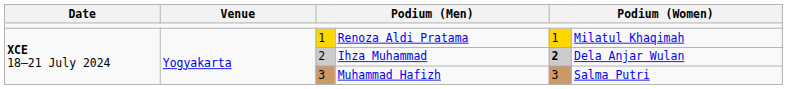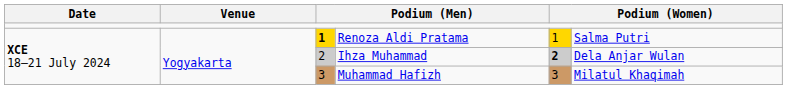(322, 38) normal -> (322, 38) bold
(629, 38) Milatul Khaqimah -> (612, 38) Salma Putri
(612, 75) Salma Putri -> (629, 75) Milatul Khaqimah
